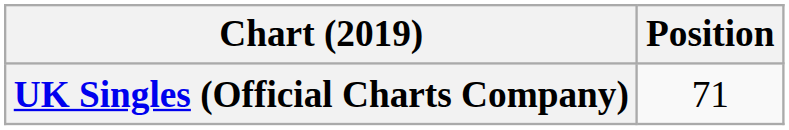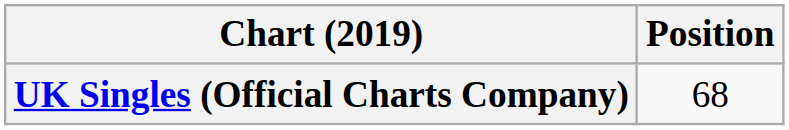(710, 93) 71 -> (710, 93) 68
